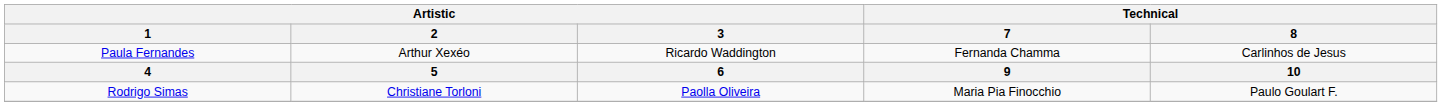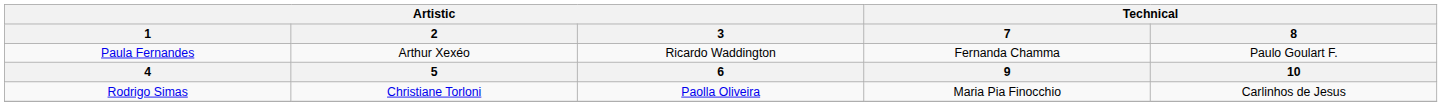(1294, 53) Carlinhos de Jesus -> (1294, 53) Paulo Goulart F.
(1294, 92) Paulo Goulart F. -> (1294, 92) Carlinhos de Jesus
